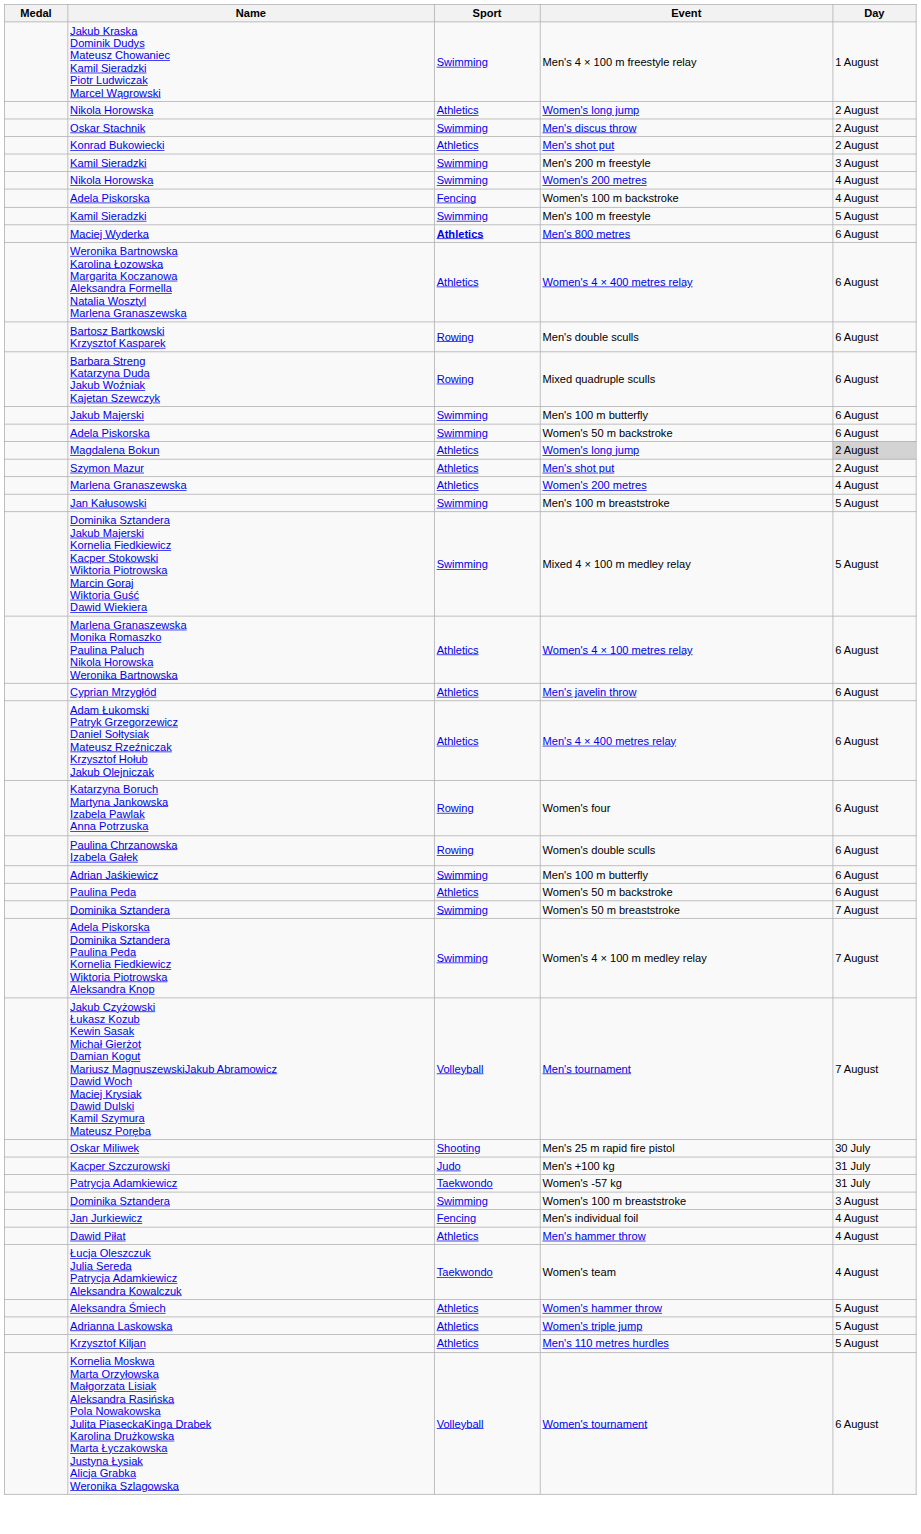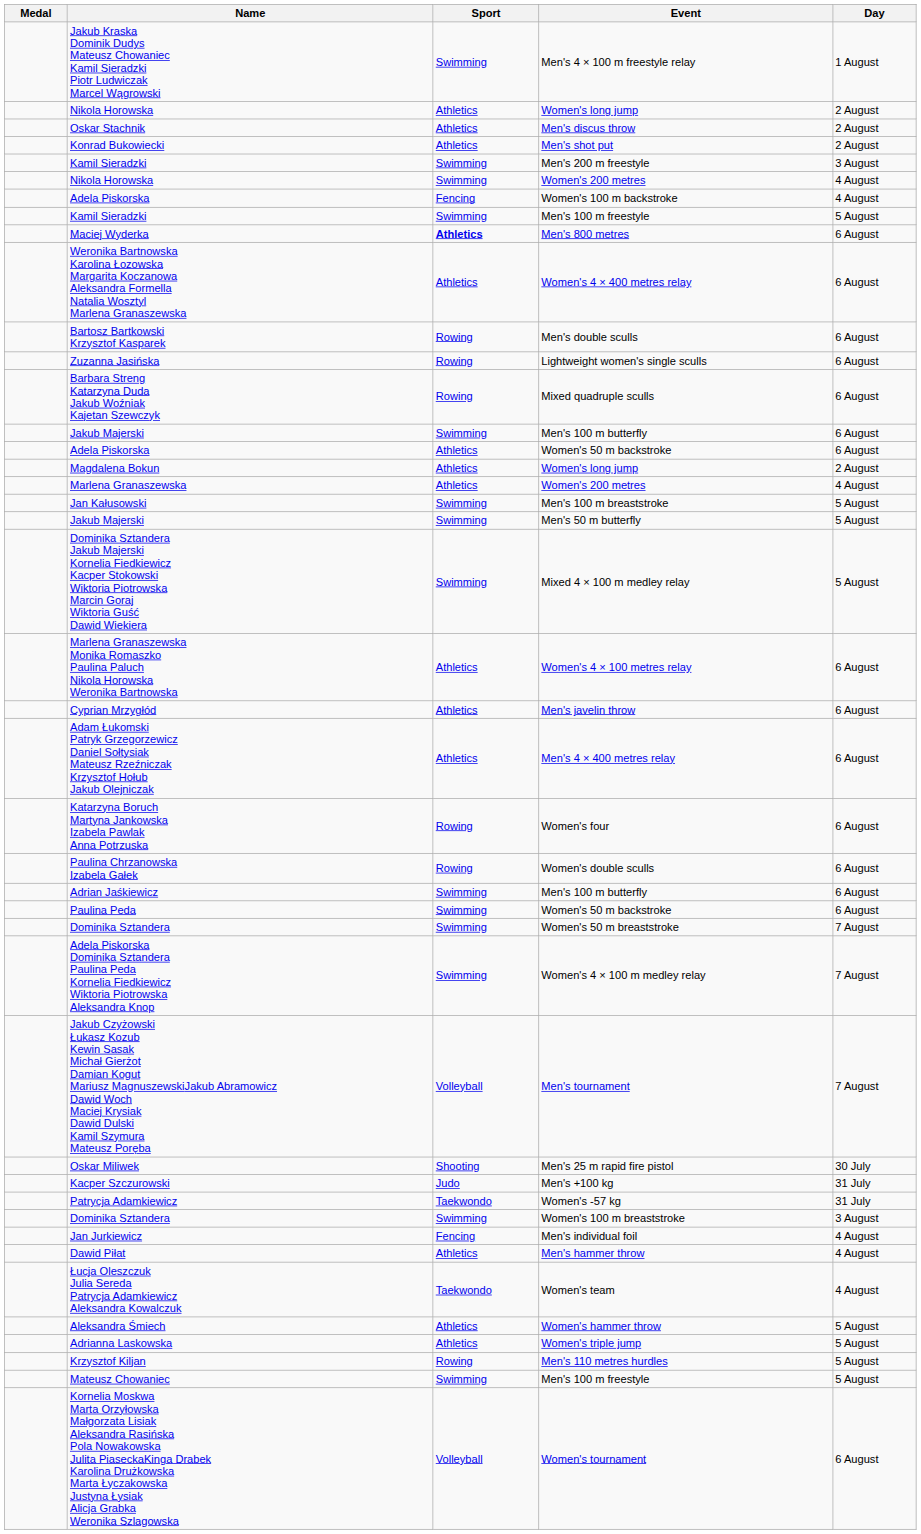(462, 128) Swimming -> (457, 128) Athletics
+ row: (115, 361)
(462, 433) Swimming -> (457, 451) Athletics
(857, 451) lightgrey background -> (857, 468) no background
- row: (107, 468)
+ row: (107, 521)
(458, 892) Athletics -> (461, 910) Swimming
(458, 1344) Athletics -> (454, 1361) Rowing
+ row: (120, 1379)
